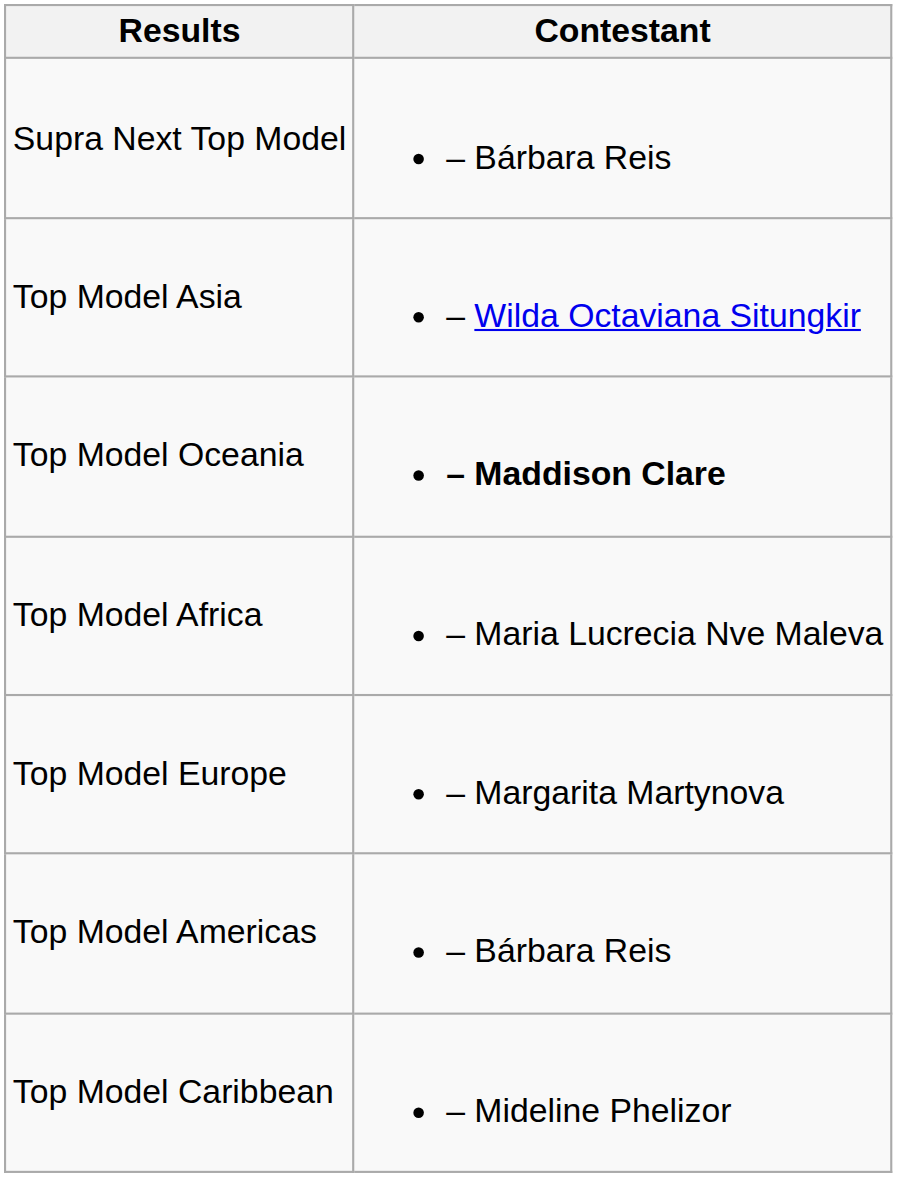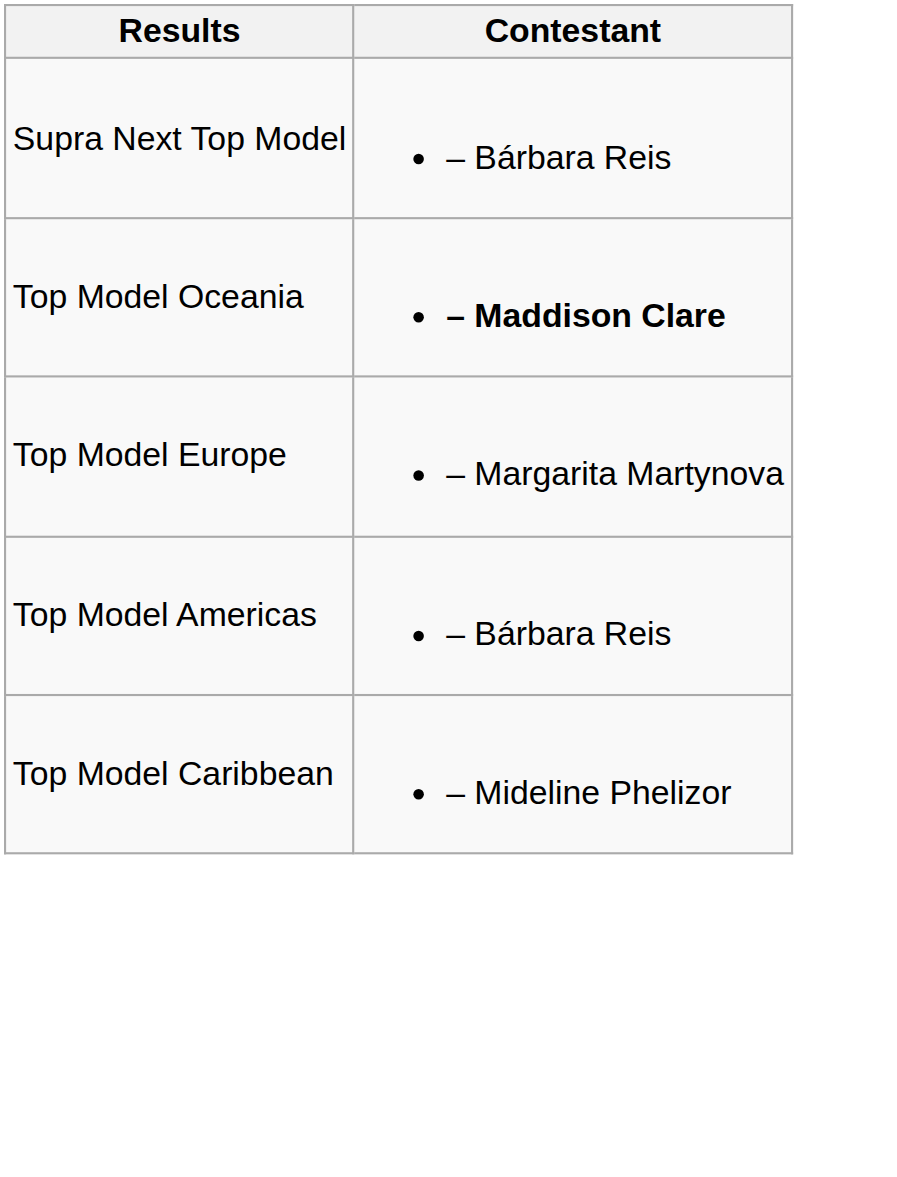- row: (127, 296)
- row: (138, 614)
